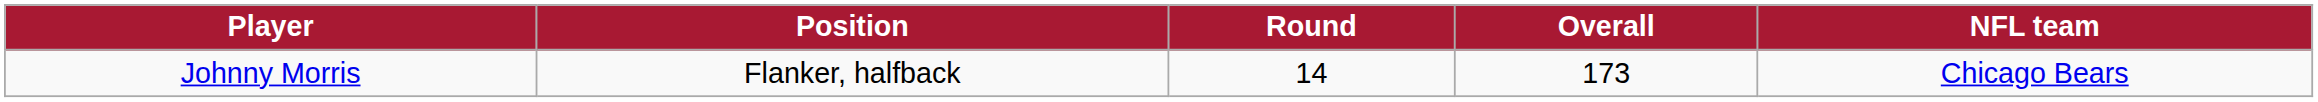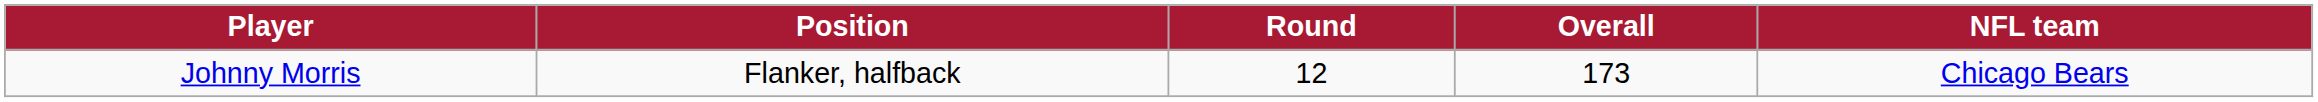(1311, 72) 14 -> (1311, 72) 12
